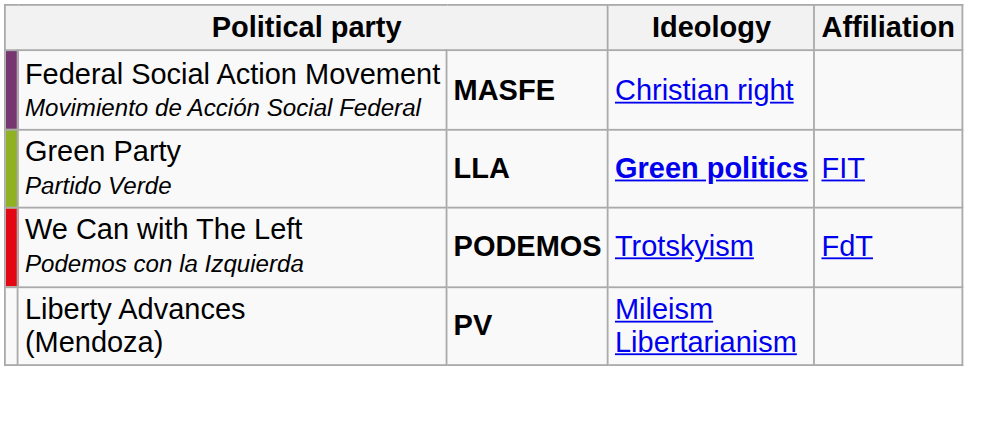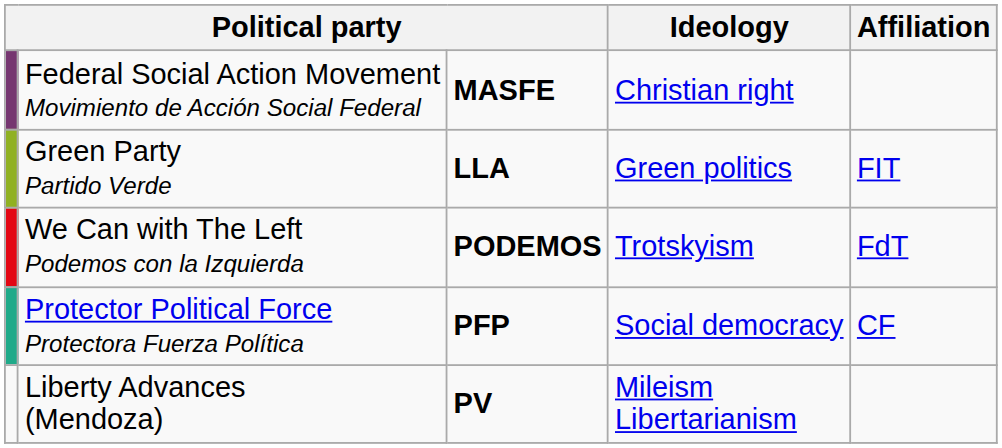(712, 168) bold -> (704, 168) normal
+ row: (179, 325)
